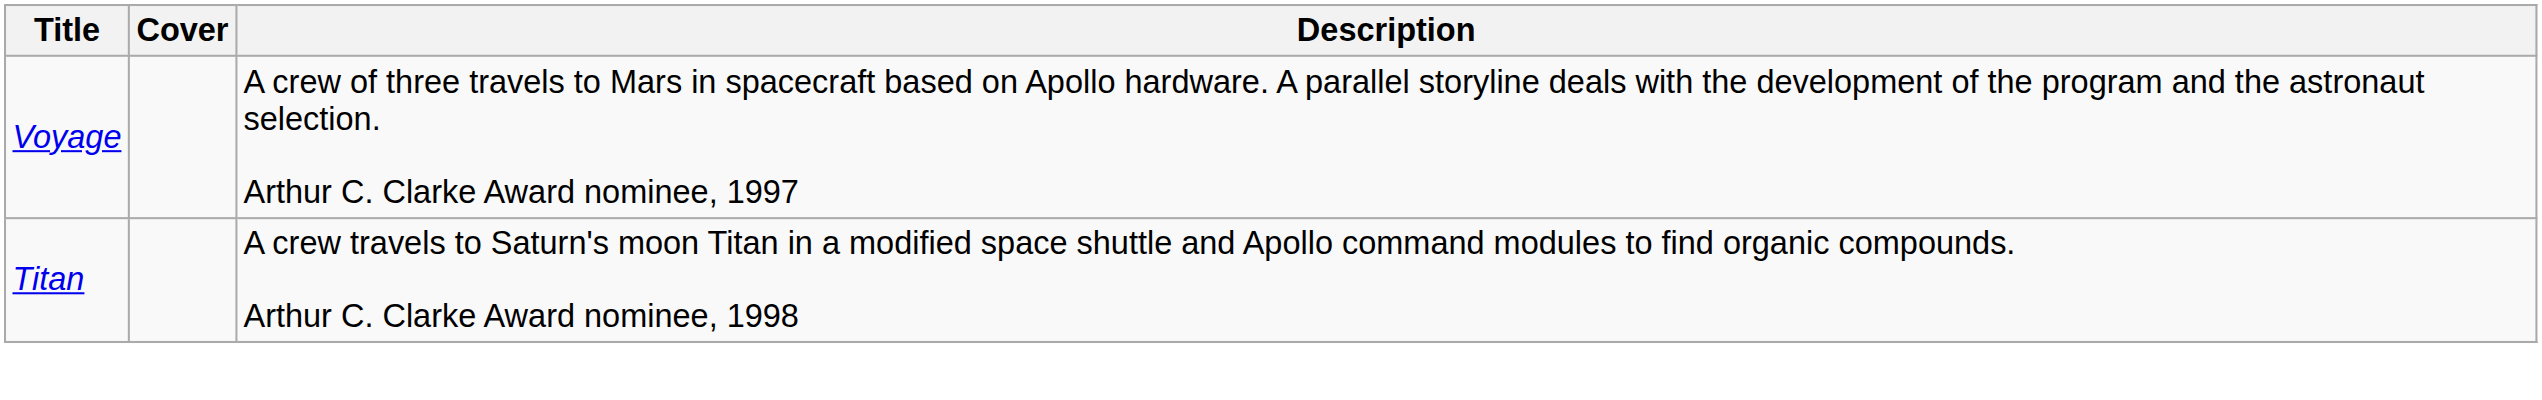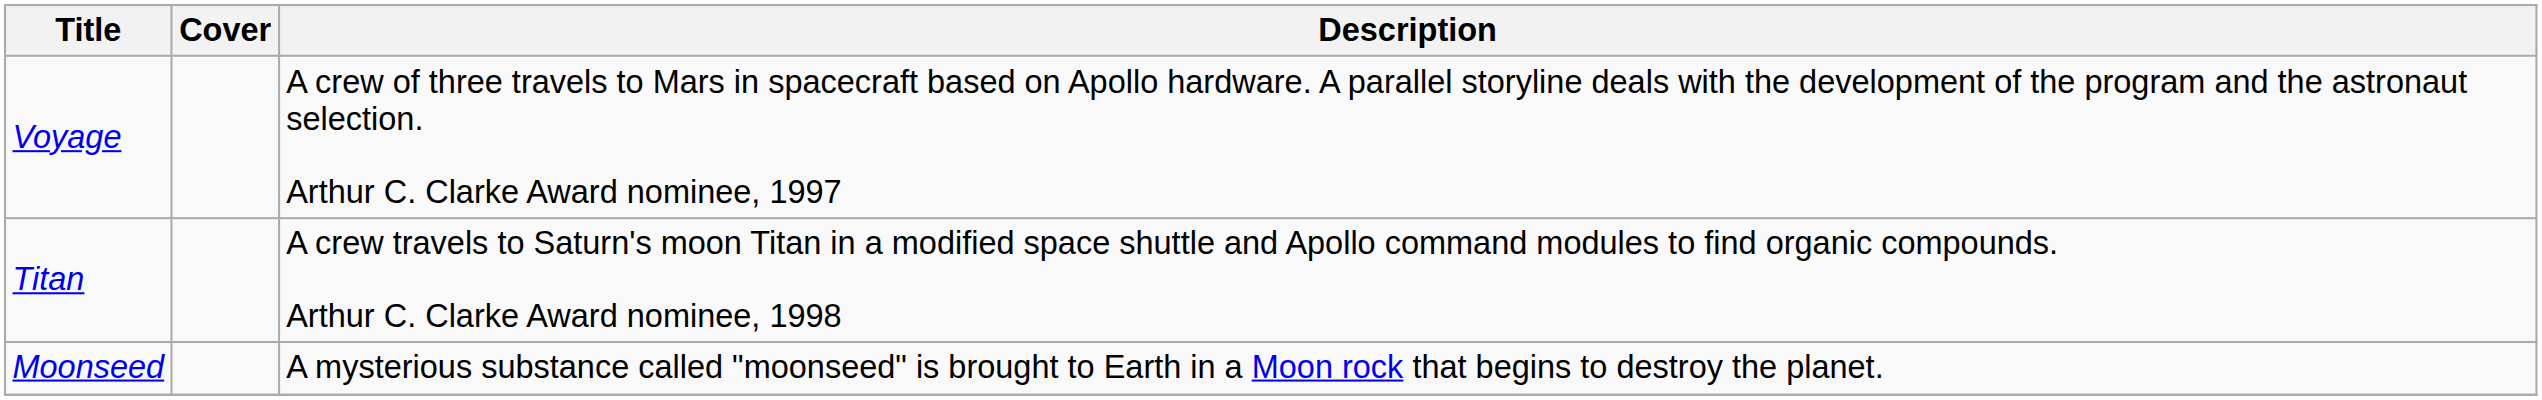+ row: (88, 367)
